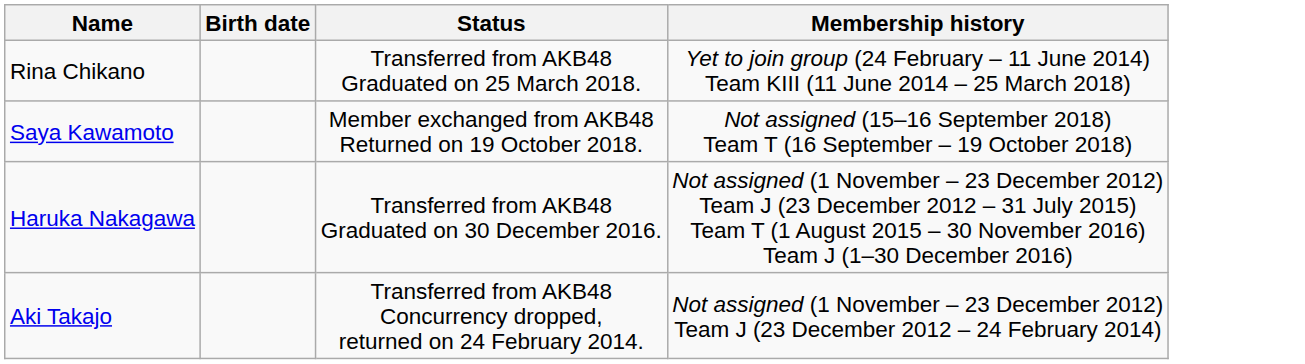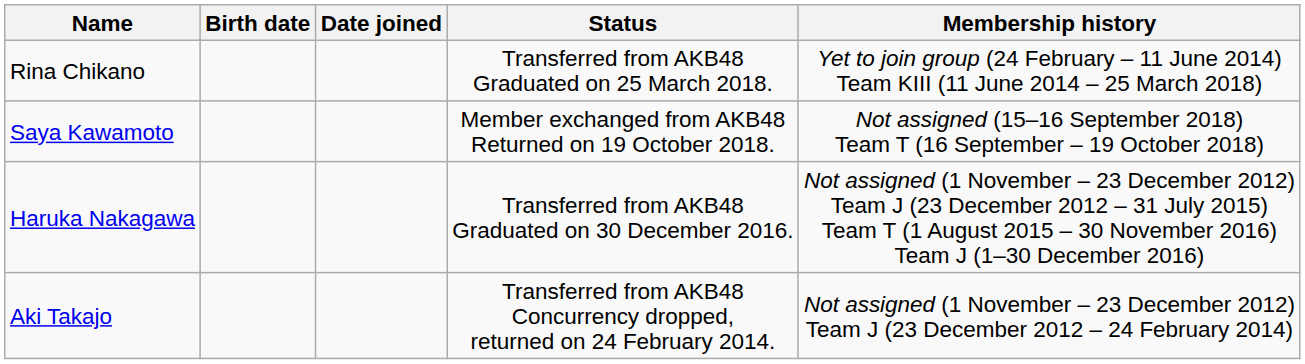+ column: (381, 23)
